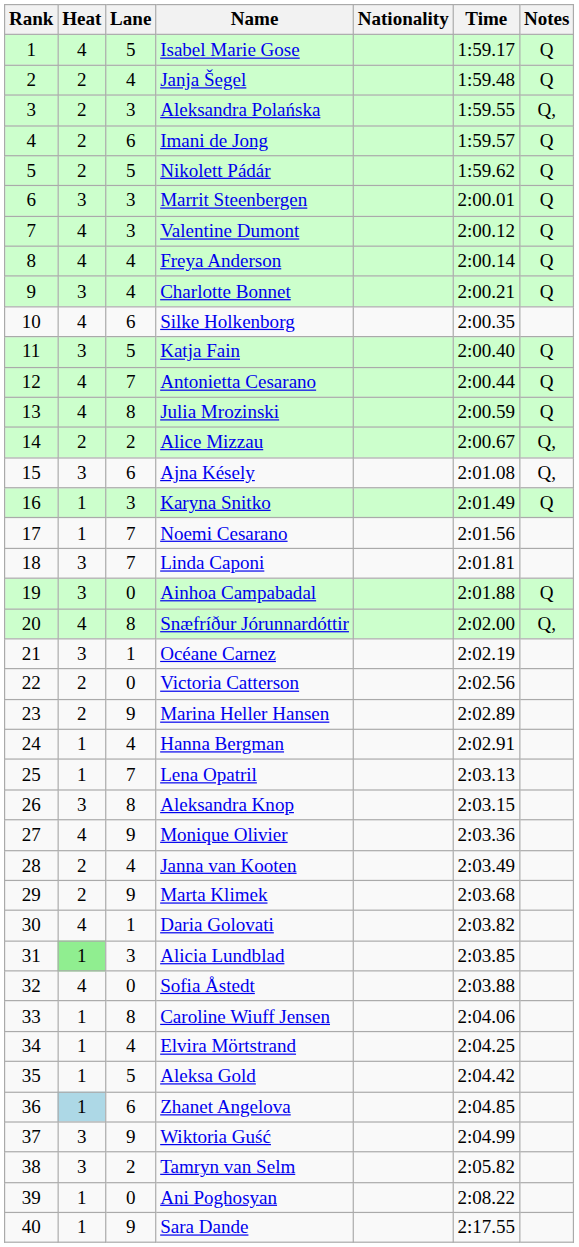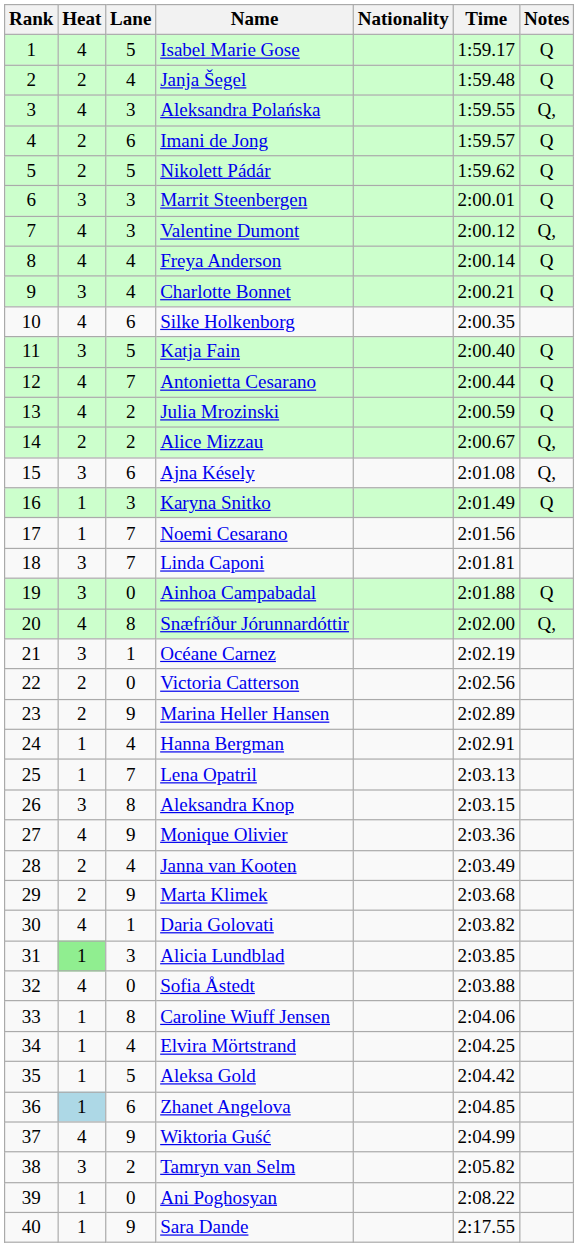(82, 110) 2 -> (82, 110) 4
(547, 230) Q -> (547, 230) Q,
(131, 412) 8 -> (131, 412) 2
(82, 1136) 3 -> (82, 1136) 4
